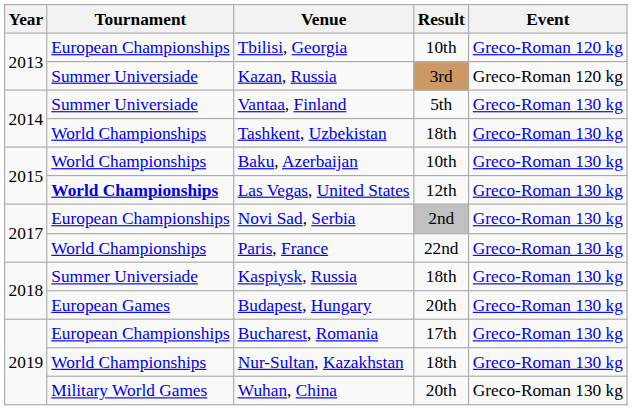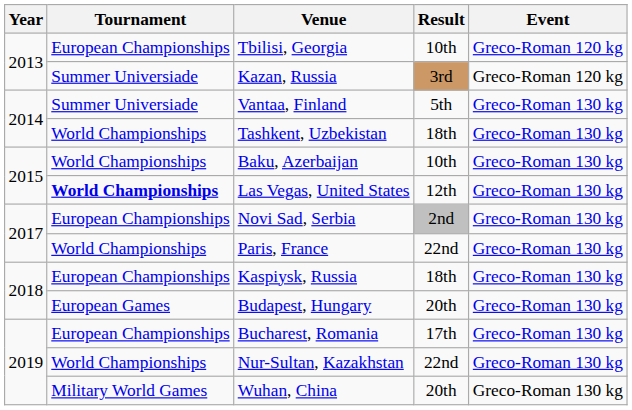(125, 276) Summer Universiade -> (140, 276) European Championships
(441, 361) 18th -> (441, 361) 22nd
